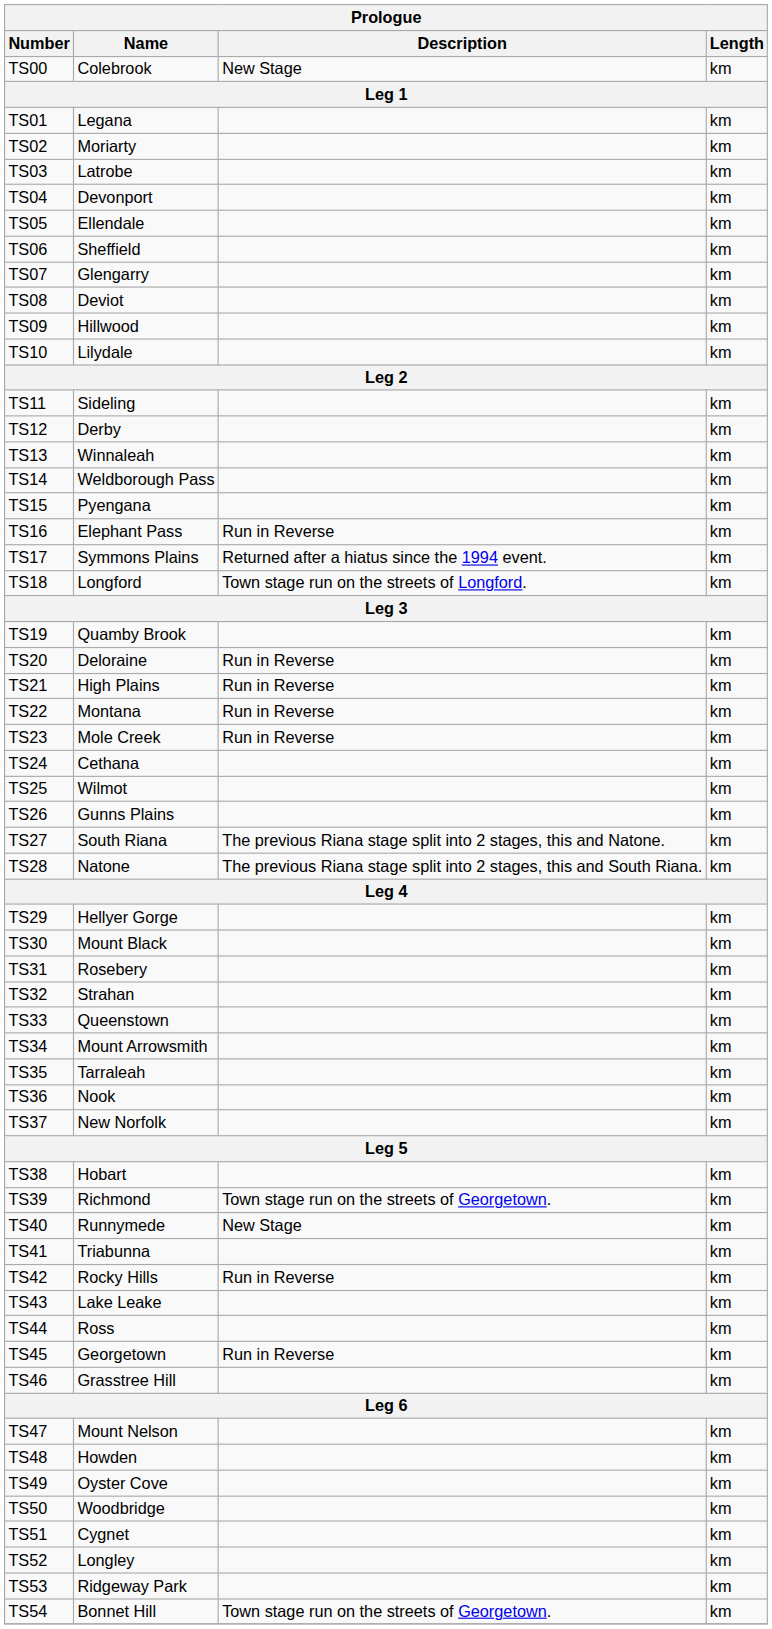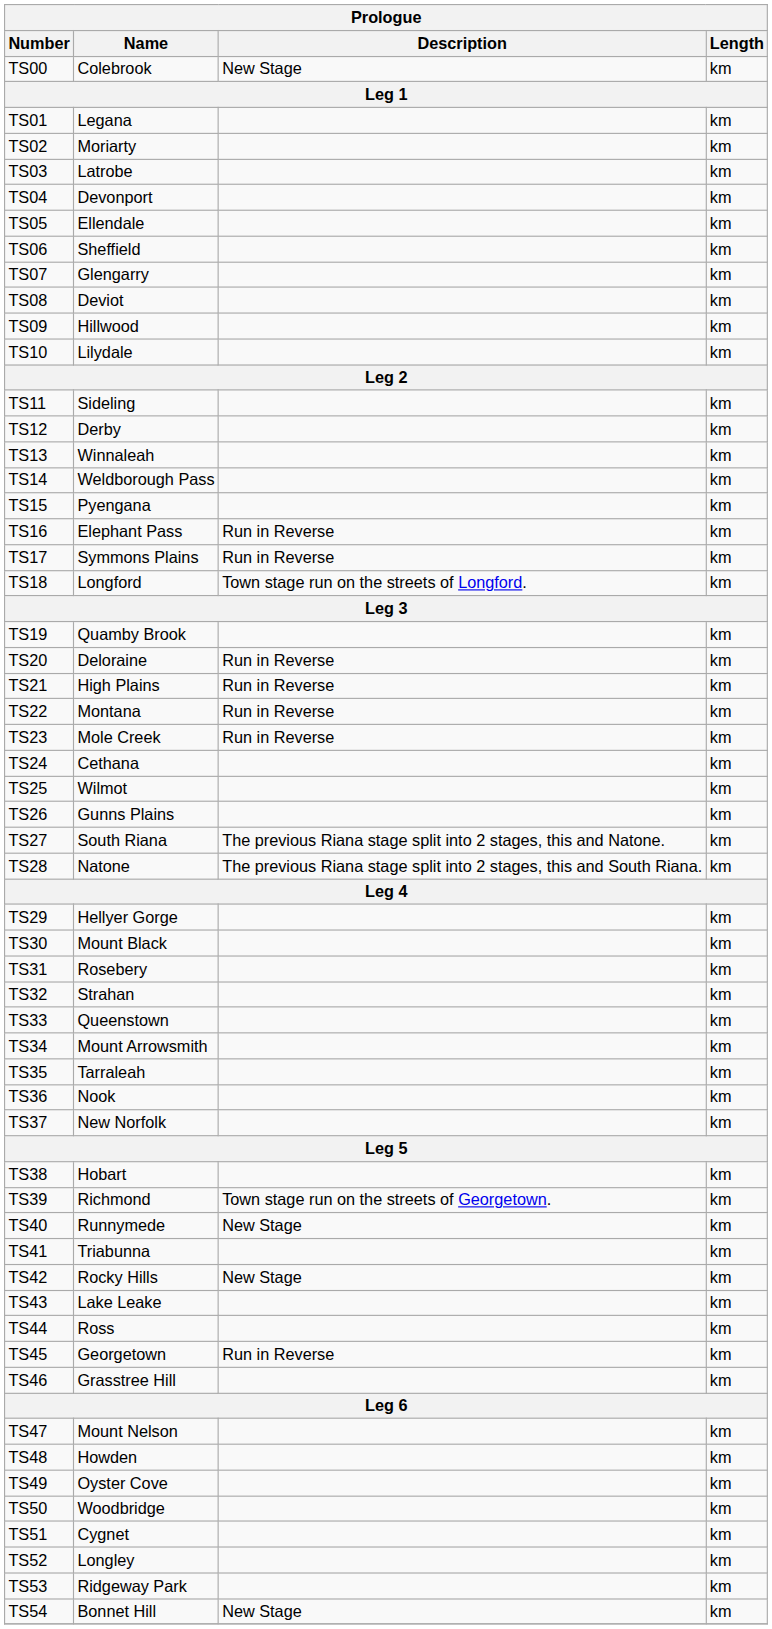(384, 558) Returned after a hiatus since the 1994 event. -> (278, 558) Run in Reverse
(278, 1277) Run in Reverse -> (262, 1277) New Stage
(387, 1612) Town stage run on the streets of Georgetown. -> (262, 1612) New Stage
